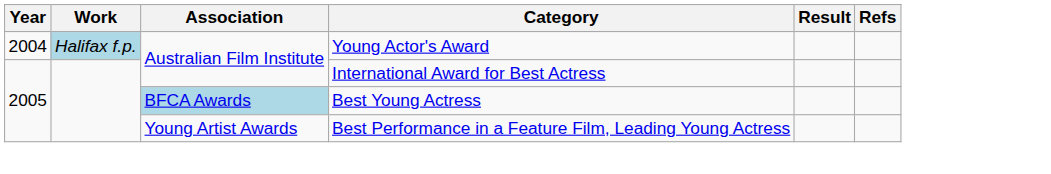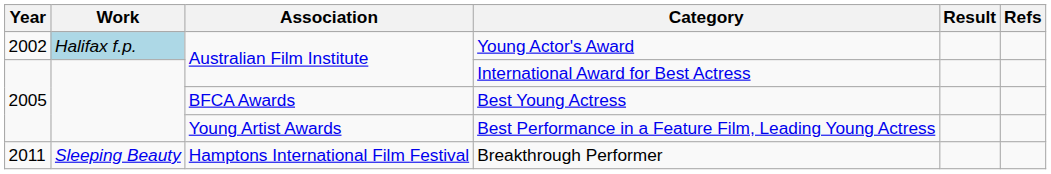(28, 45) 2004 -> (28, 45) 2002
(198, 100) lightblue background -> (242, 100) no background
+ row: (570, 155)
